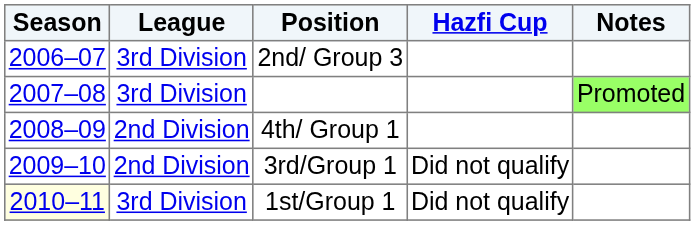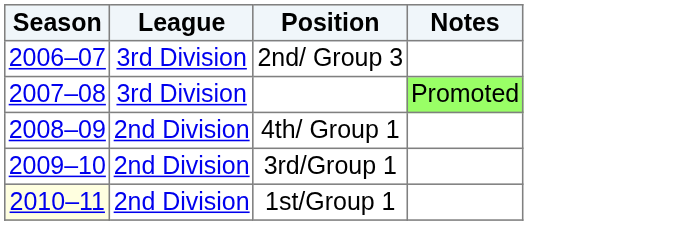- column: (490, 22)
(182, 201) 3rd Division -> (182, 201) 2nd Division
